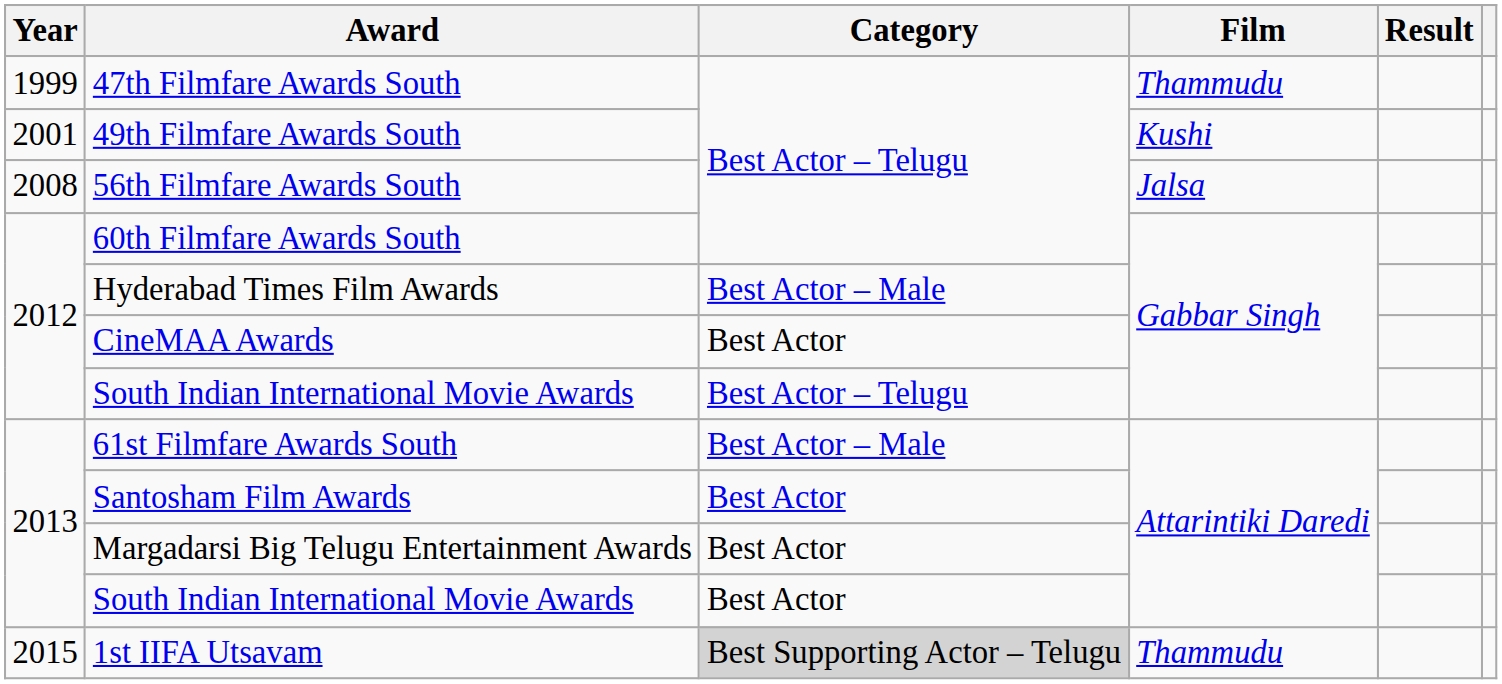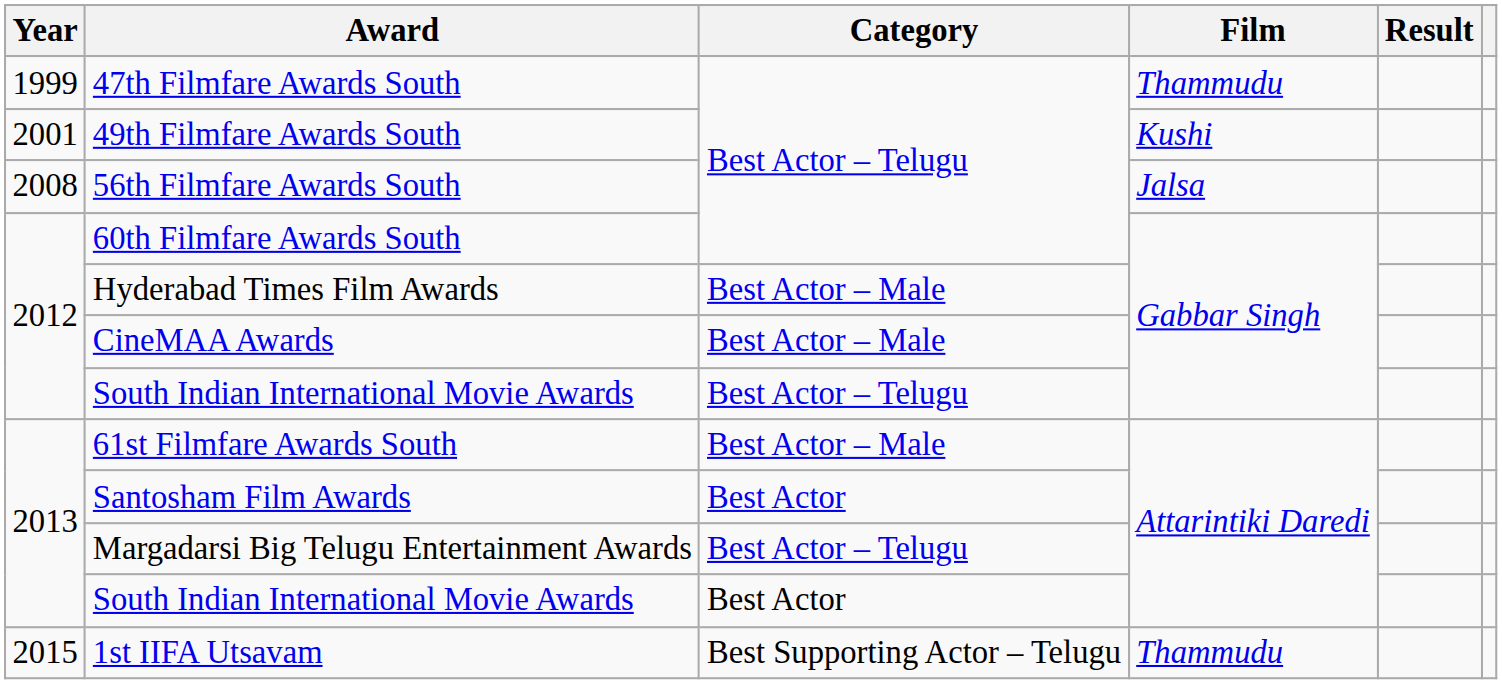(776, 340) Best Actor -> (826, 340) Best Actor – Male
(776, 548) Best Actor -> (837, 548) Best Actor – Telugu
(914, 651) lightgrey background -> (914, 651) no background
